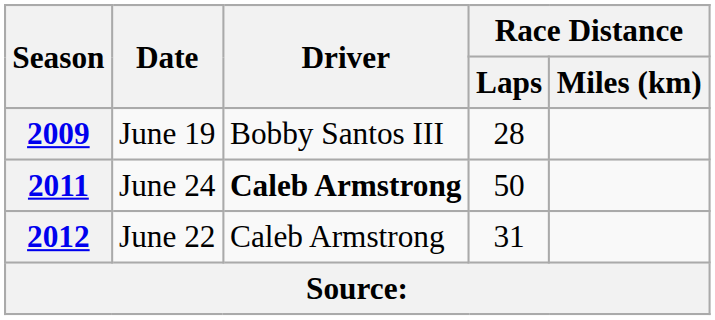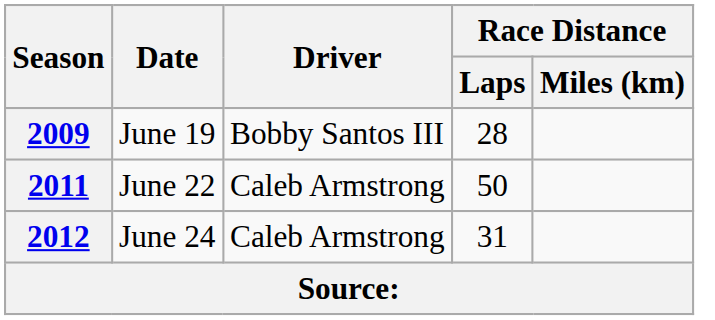(167, 185) June 24 -> (167, 185) June 22
(346, 185) bold -> (337, 185) normal
(167, 237) June 22 -> (167, 237) June 24
